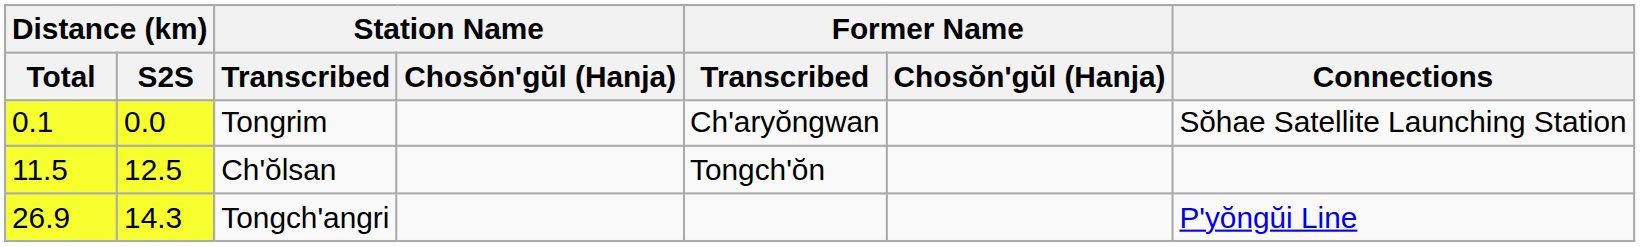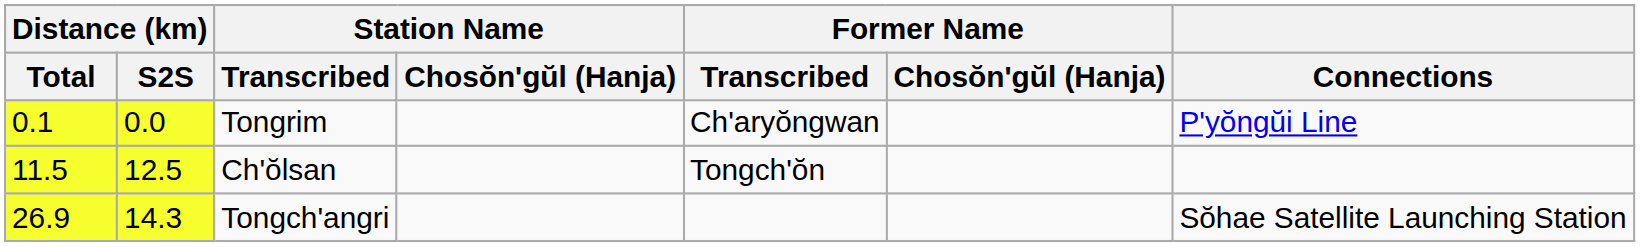(1403, 123) Sŏhae Satellite Launching Station -> (1268, 123) P'yŏngŭi Line
(1268, 217) P'yŏngŭi Line -> (1403, 217) Sŏhae Satellite Launching Station
